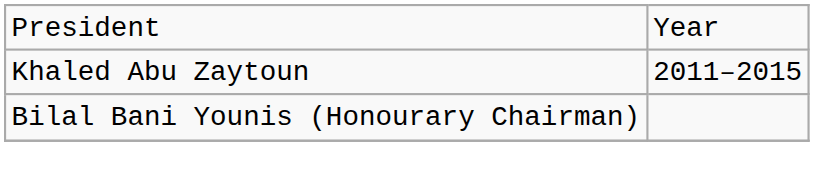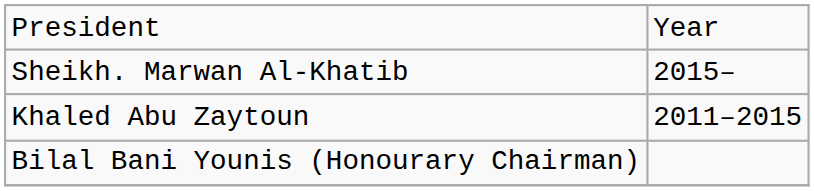+ row: (210, 72)
